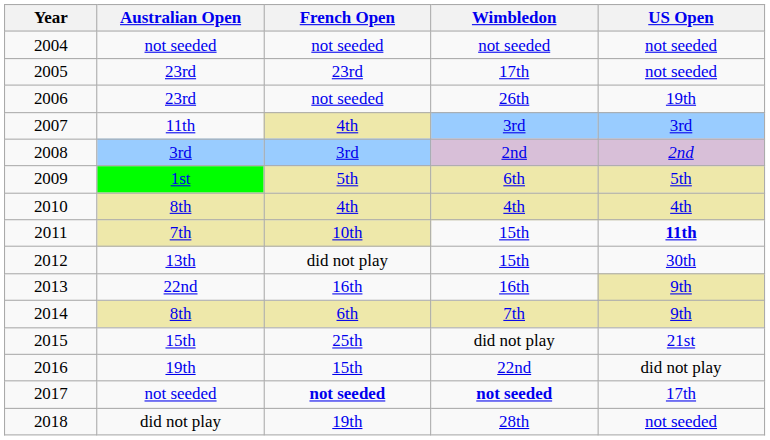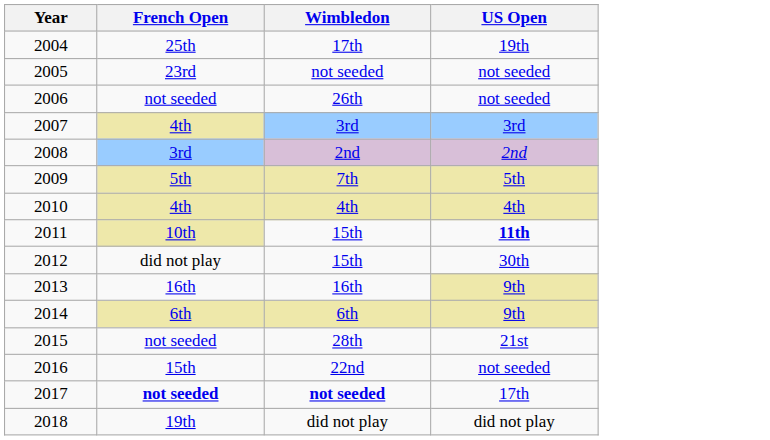- column: (181, 17)
(347, 44) not seeded -> (181, 44) 25th
(514, 44) not seeded -> (347, 44) 17th
(681, 44) not seeded -> (514, 44) 19th
(514, 71) 17th -> (347, 71) not seeded
(681, 98) 19th -> (514, 98) not seeded
(514, 179) 6th -> (347, 179) 7th
(514, 313) 7th -> (347, 313) 6th
(347, 340) 25th -> (181, 340) not seeded
(514, 340) did not play -> (347, 340) 28th
(681, 367) did not play -> (514, 367) not seeded
(514, 421) 28th -> (347, 421) did not play
(681, 421) not seeded -> (514, 421) did not play
